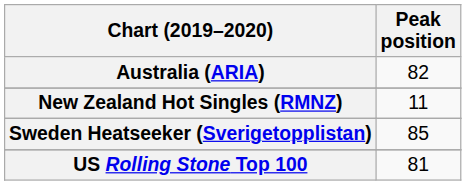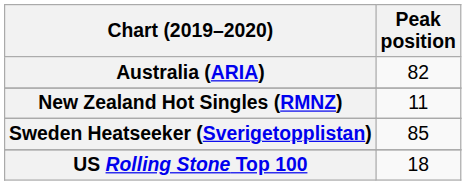(418, 164) 81 -> (418, 164) 18
